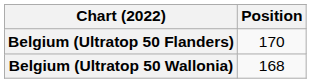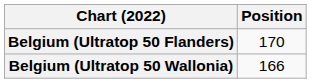(272, 66) 168 -> (272, 66) 166
